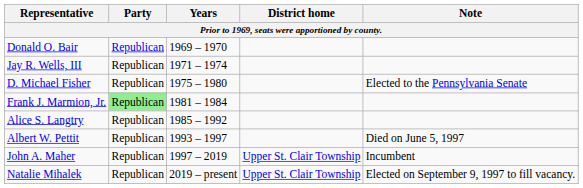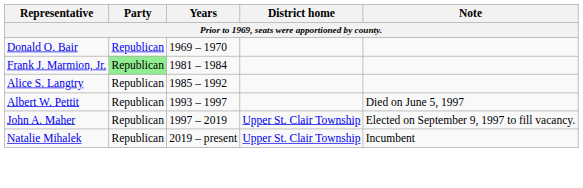- row: (44, 65)
- row: (49, 83)
(390, 156) Incumbent -> (470, 120) Elected on September 9, 1997 to fill vacancy.
(470, 174) Elected on September 9, 1997 to fill vacancy. -> (390, 138) Incumbent
